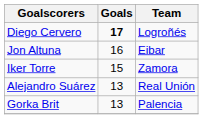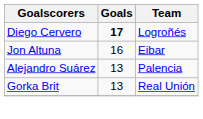- row: (31, 68)
(167, 86) Real Unión -> (160, 68) Palencia
(160, 104) Palencia -> (167, 86) Real Unión
